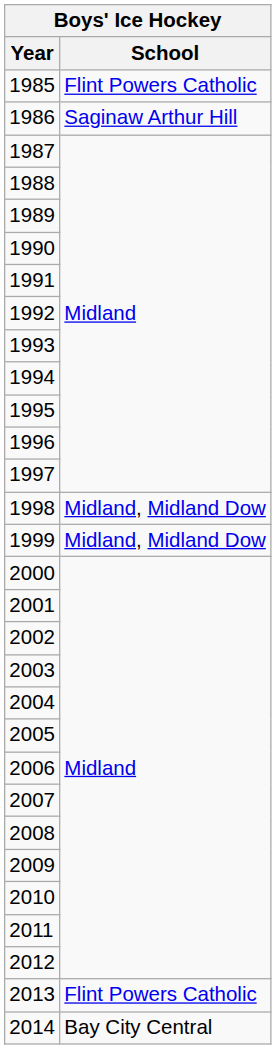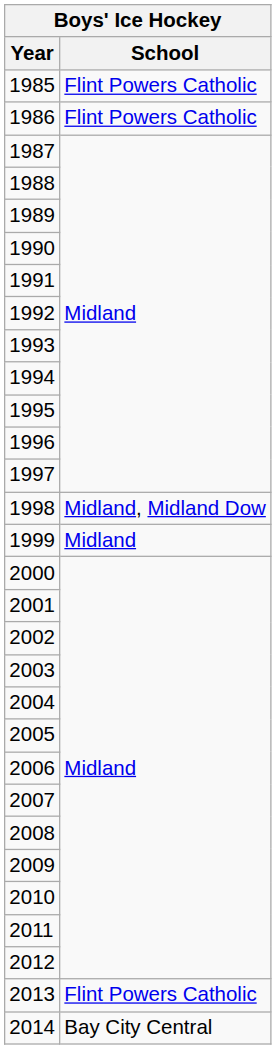(151, 118) Saginaw Arthur Hill -> (161, 118) Flint Powers Catholic
(165, 540) Midland, Midland Dow -> (100, 540) Midland
